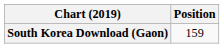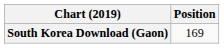(195, 33) 159 -> (195, 33) 169
